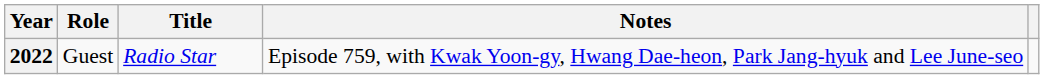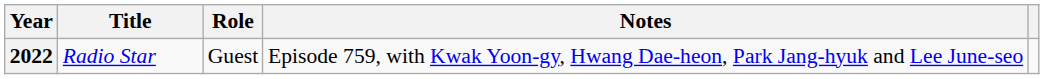columns swapped: (191, 21) <-> (88, 21)
